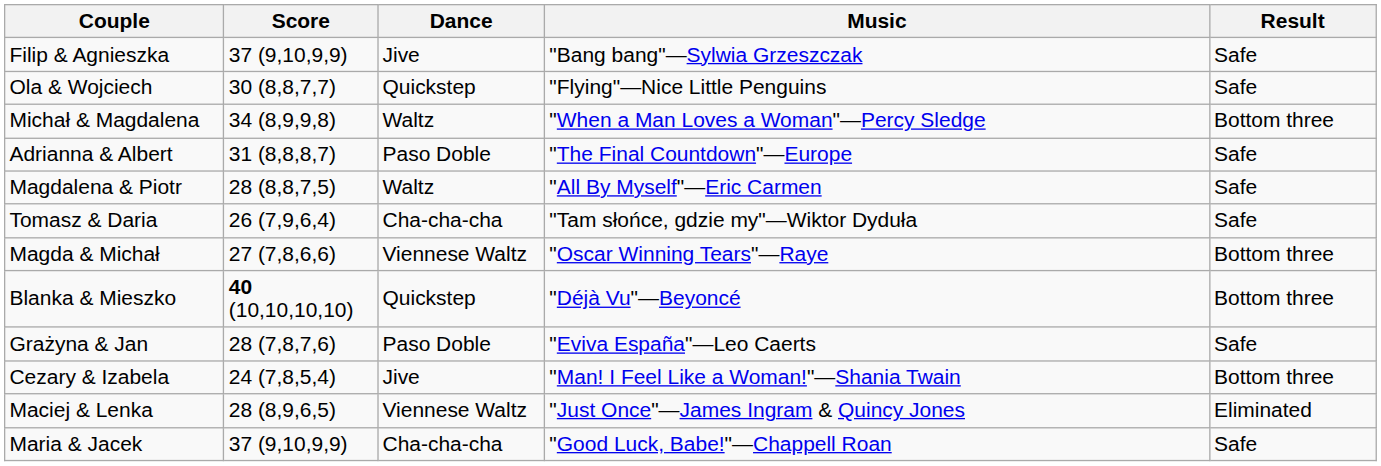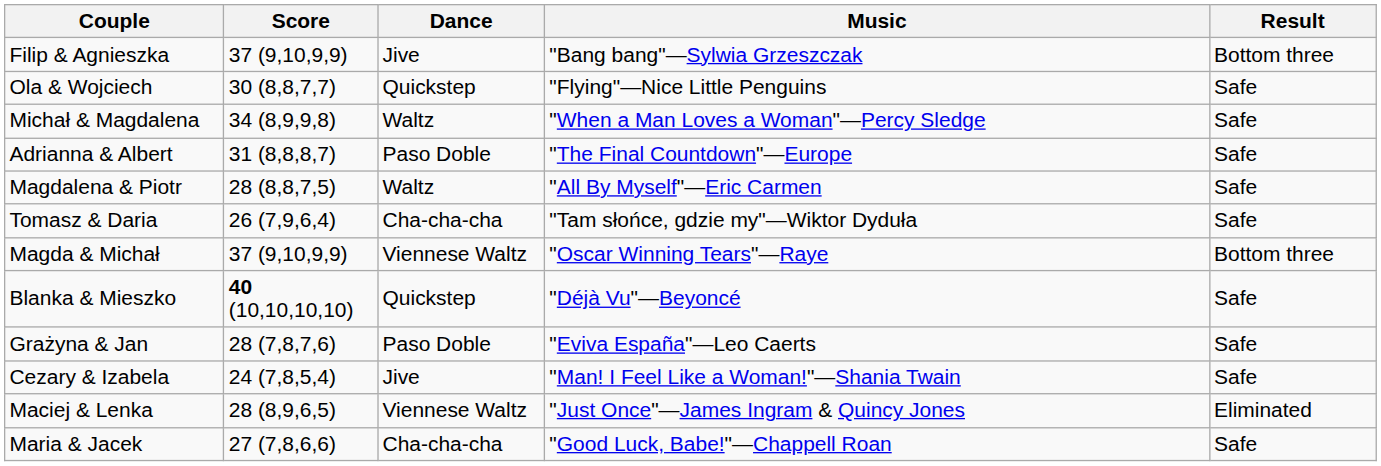(1236, 54) Safe -> (1274, 54) Bottom three
(1274, 120) Bottom three -> (1236, 120) Safe
(282, 253) 27 (7,8,6,6) -> (288, 253) 37 (9,10,9,9)
(1274, 298) Bottom three -> (1236, 298) Safe
(1274, 377) Bottom three -> (1236, 377) Safe
(288, 443) 37 (9,10,9,9) -> (282, 443) 27 (7,8,6,6)
